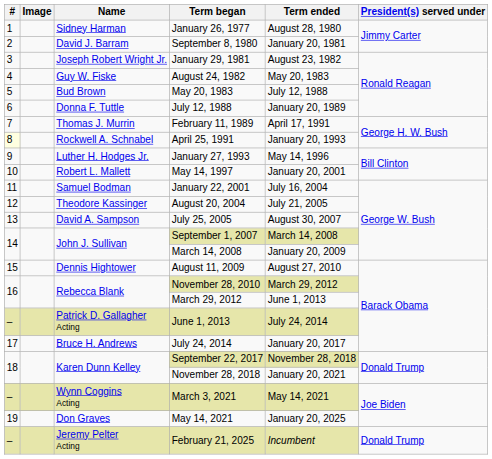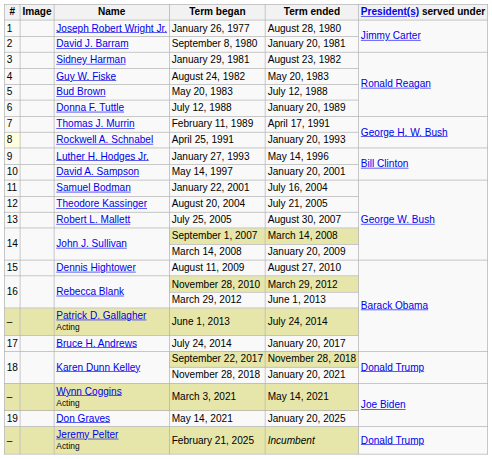(91, 28) Sidney Harman -> (112, 28) Joseph Robert Wright Jr.
(112, 60) Joseph Robert Wright Jr. -> (91, 60) Sidney Harman
(93, 172) Robert L. Mallett -> (98, 172) David A. Sampson
(98, 220) David A. Sampson -> (93, 220) Robert L. Mallett
